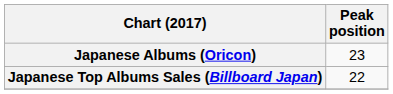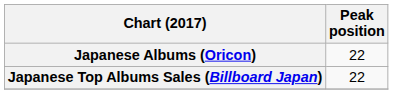(357, 54) 23 -> (357, 54) 22
